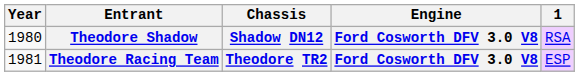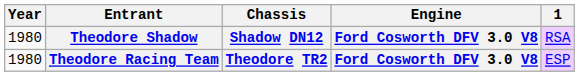(25, 60) 1981 -> (25, 60) 1980
